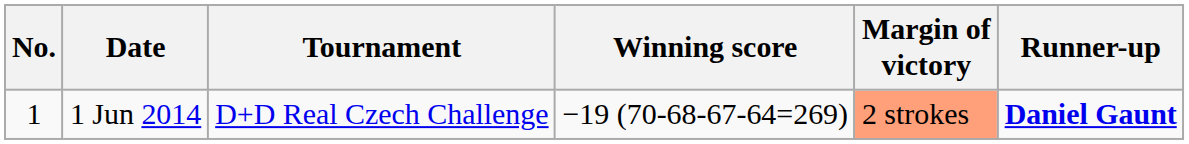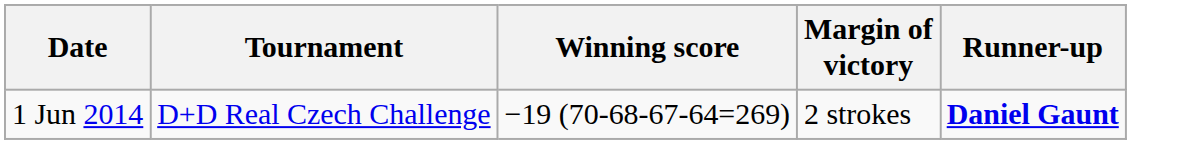- column: (34, 47)
(916, 114) lightsalmon background -> (858, 114) no background
